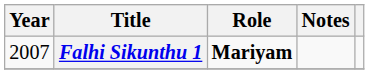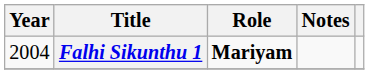(29, 52) 2007 -> (29, 52) 2004
